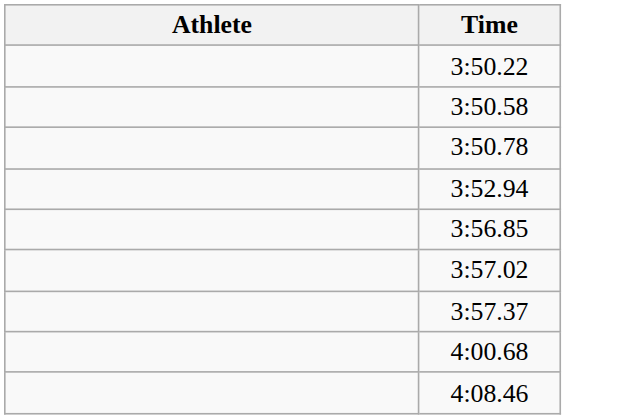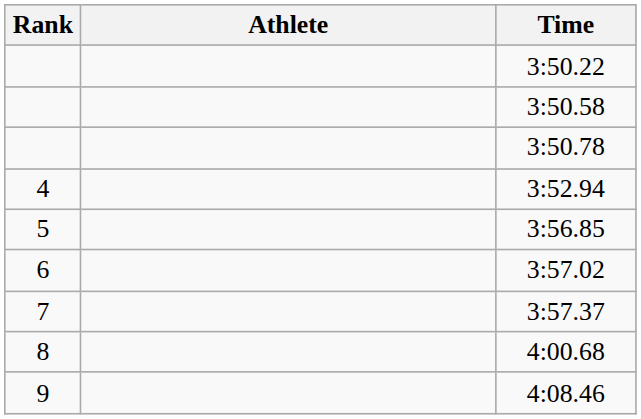+ column: (43, 24)
